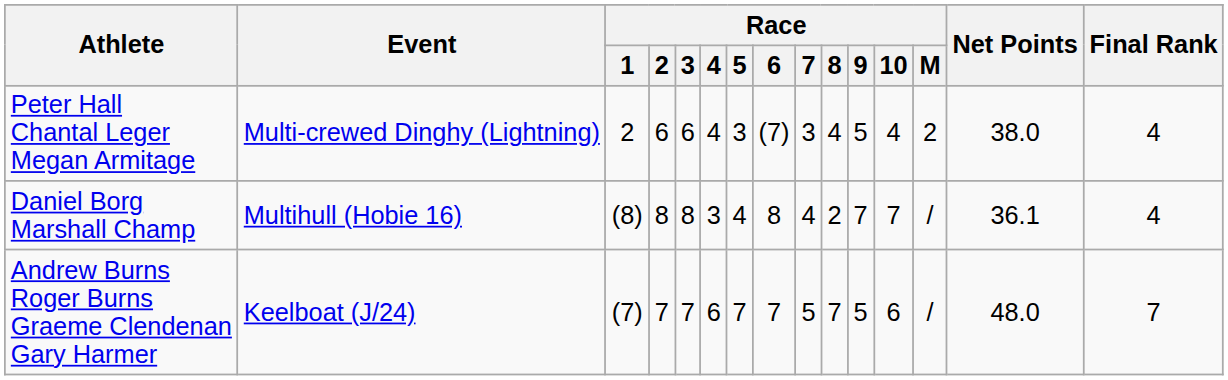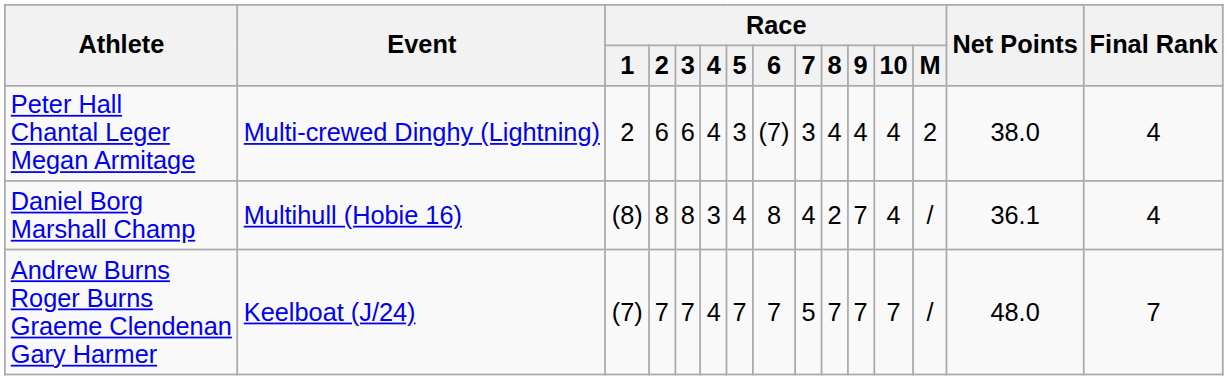(860, 134) 5 -> (860, 134) 4
(894, 216) 7 -> (894, 216) 4
(714, 312) 6 -> (714, 312) 4
(860, 312) 5 -> (860, 312) 7
(894, 312) 6 -> (894, 312) 7
